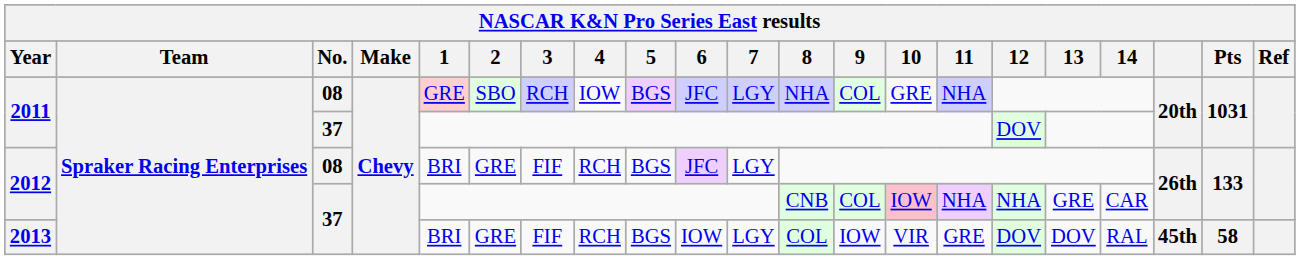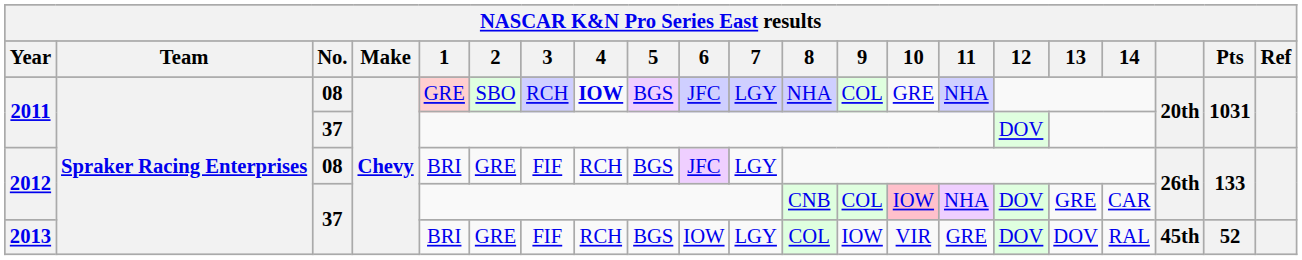(600, 93) normal -> (601, 93) bold
(1019, 201) NHA -> (1021, 201) DOV
(1228, 236) 58 -> (1230, 236) 52
